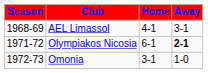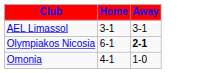- column: (25, 12)
(149, 28) 4-1 -> (107, 28) 3-1
(149, 60) 3-1 -> (107, 60) 4-1
